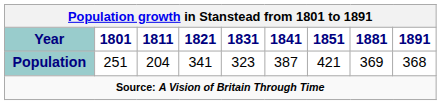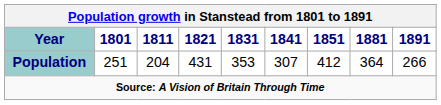(200, 63) 341 -> (200, 63) 431
(243, 63) 323 -> (243, 63) 353
(286, 63) 387 -> (286, 63) 307
(329, 63) 421 -> (329, 63) 412
(372, 63) 369 -> (372, 63) 364
(414, 63) 368 -> (414, 63) 266
